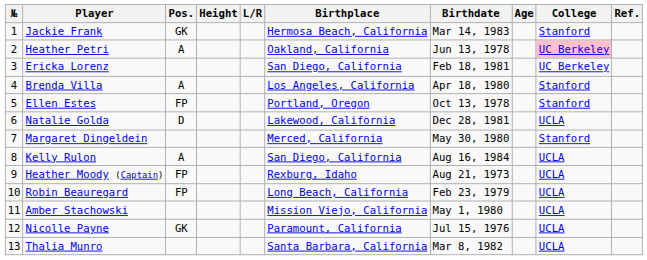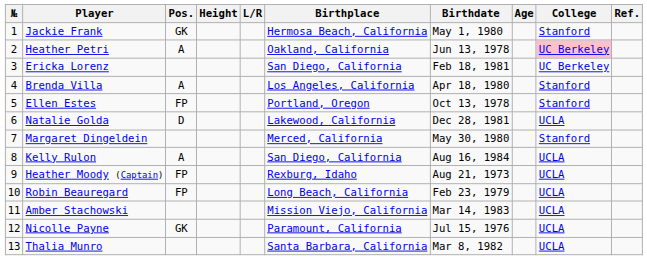(471, 31) Mar 14, 1983 -> (468, 31) May 1, 1980
(468, 210) May 1, 1980 -> (471, 210) Mar 14, 1983
